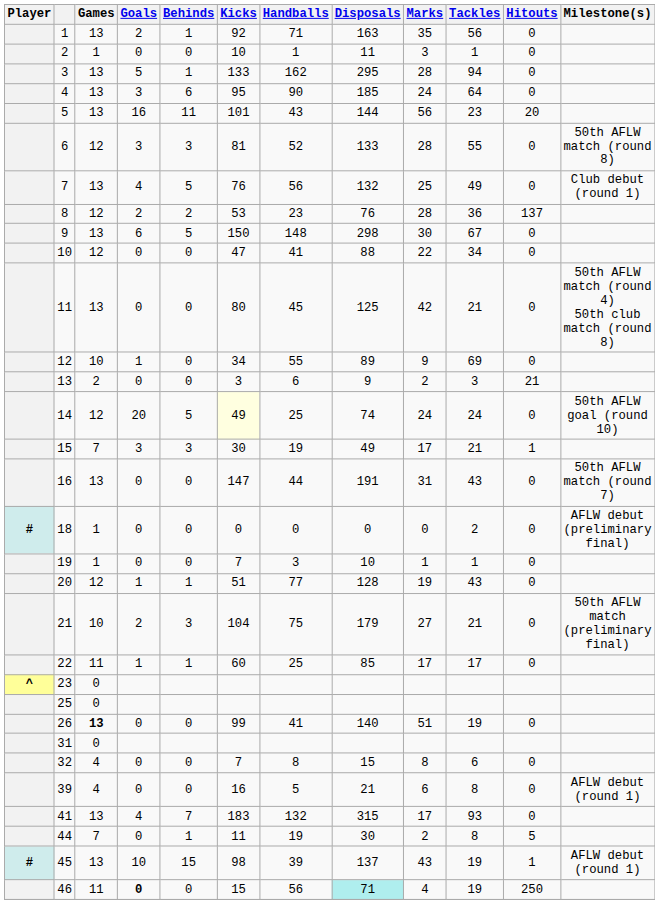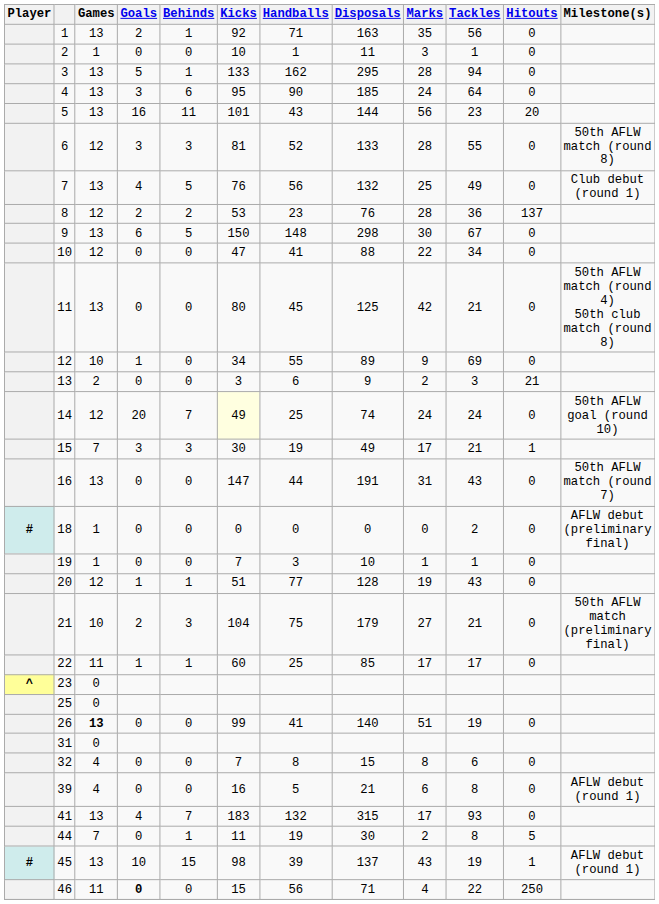(189, 416) 5 -> (189, 416) 7
(368, 890) paleturquoise background -> (368, 890) no background
(475, 890) 19 -> (475, 890) 22
